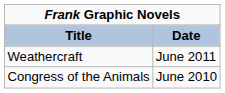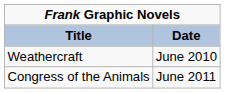(186, 56) June 2011 -> (186, 56) June 2010
(186, 77) June 2010 -> (186, 77) June 2011
